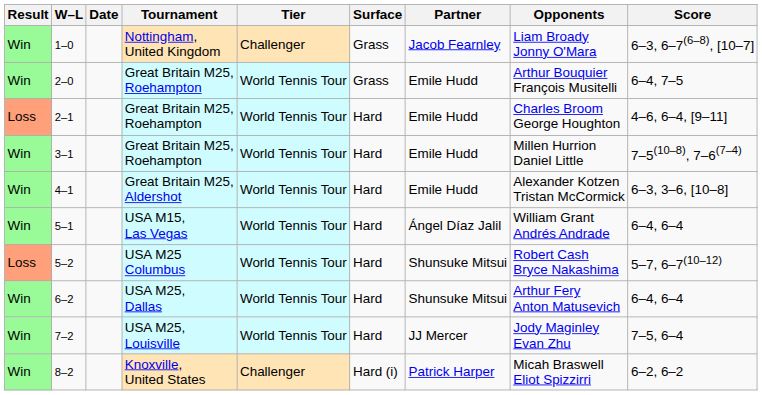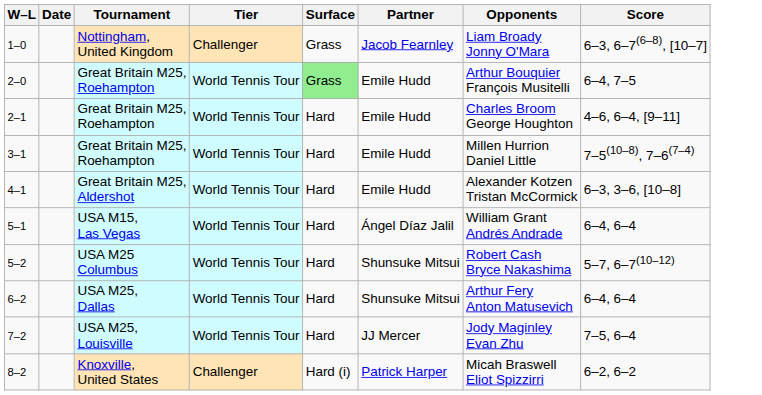- column: (28, 15)
(371, 80) no background -> (324, 80) lightgreen background
